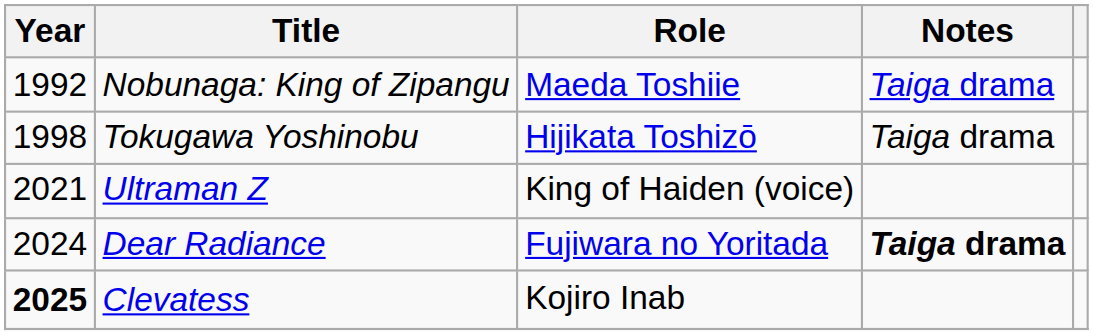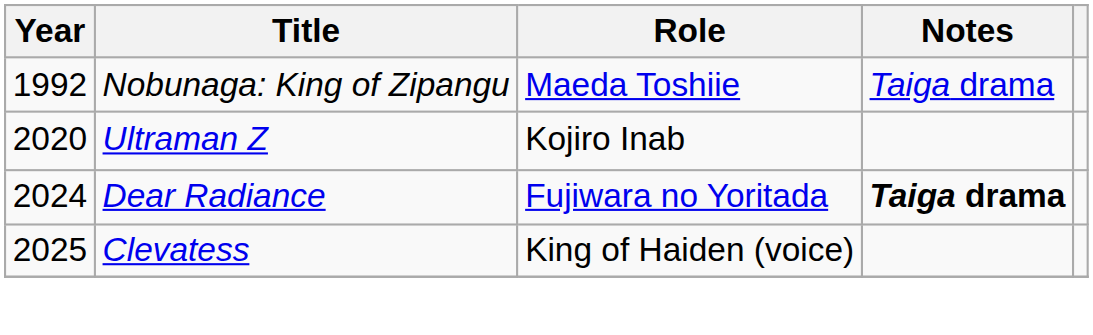- row: (261, 137)
(50, 190) 2021 -> (50, 140) 2020
(690, 190) King of Haiden (voice) -> (622, 139) Kojiro Inab
(50, 299) bold -> (50, 249) normal
(622, 298) Kojiro Inab -> (690, 249) King of Haiden (voice)
